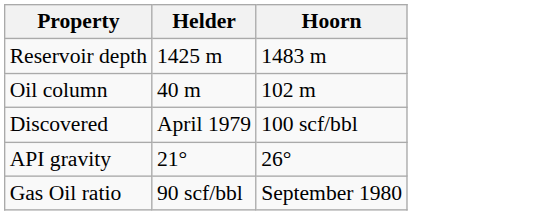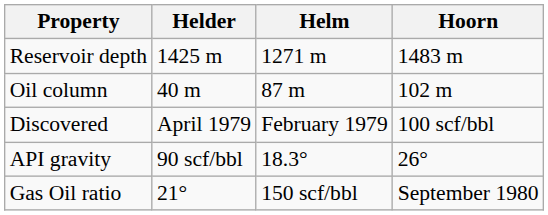+ column: (324, 21)
(172, 158) 21° -> (200, 158) 90 scf/bbl
(200, 192) 90 scf/bbl -> (172, 192) 21°
